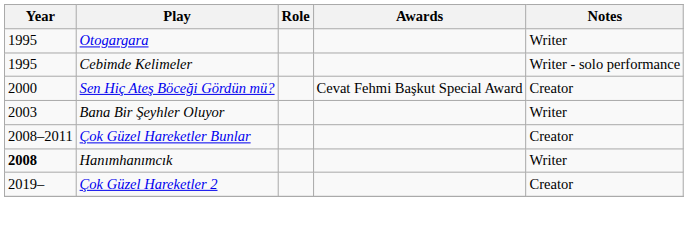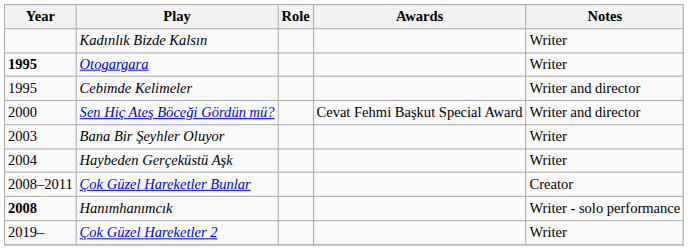+ row: (143, 40)
(22, 40) normal -> (22, 64) bold
(605, 64) Writer - solo performance -> (585, 88) Writer and director
(551, 88) Creator -> (585, 112) Writer and director
+ row: (156, 160)
(548, 160) Writer -> (605, 208) Writer - solo performance
(551, 184) Creator -> (548, 232) Writer
